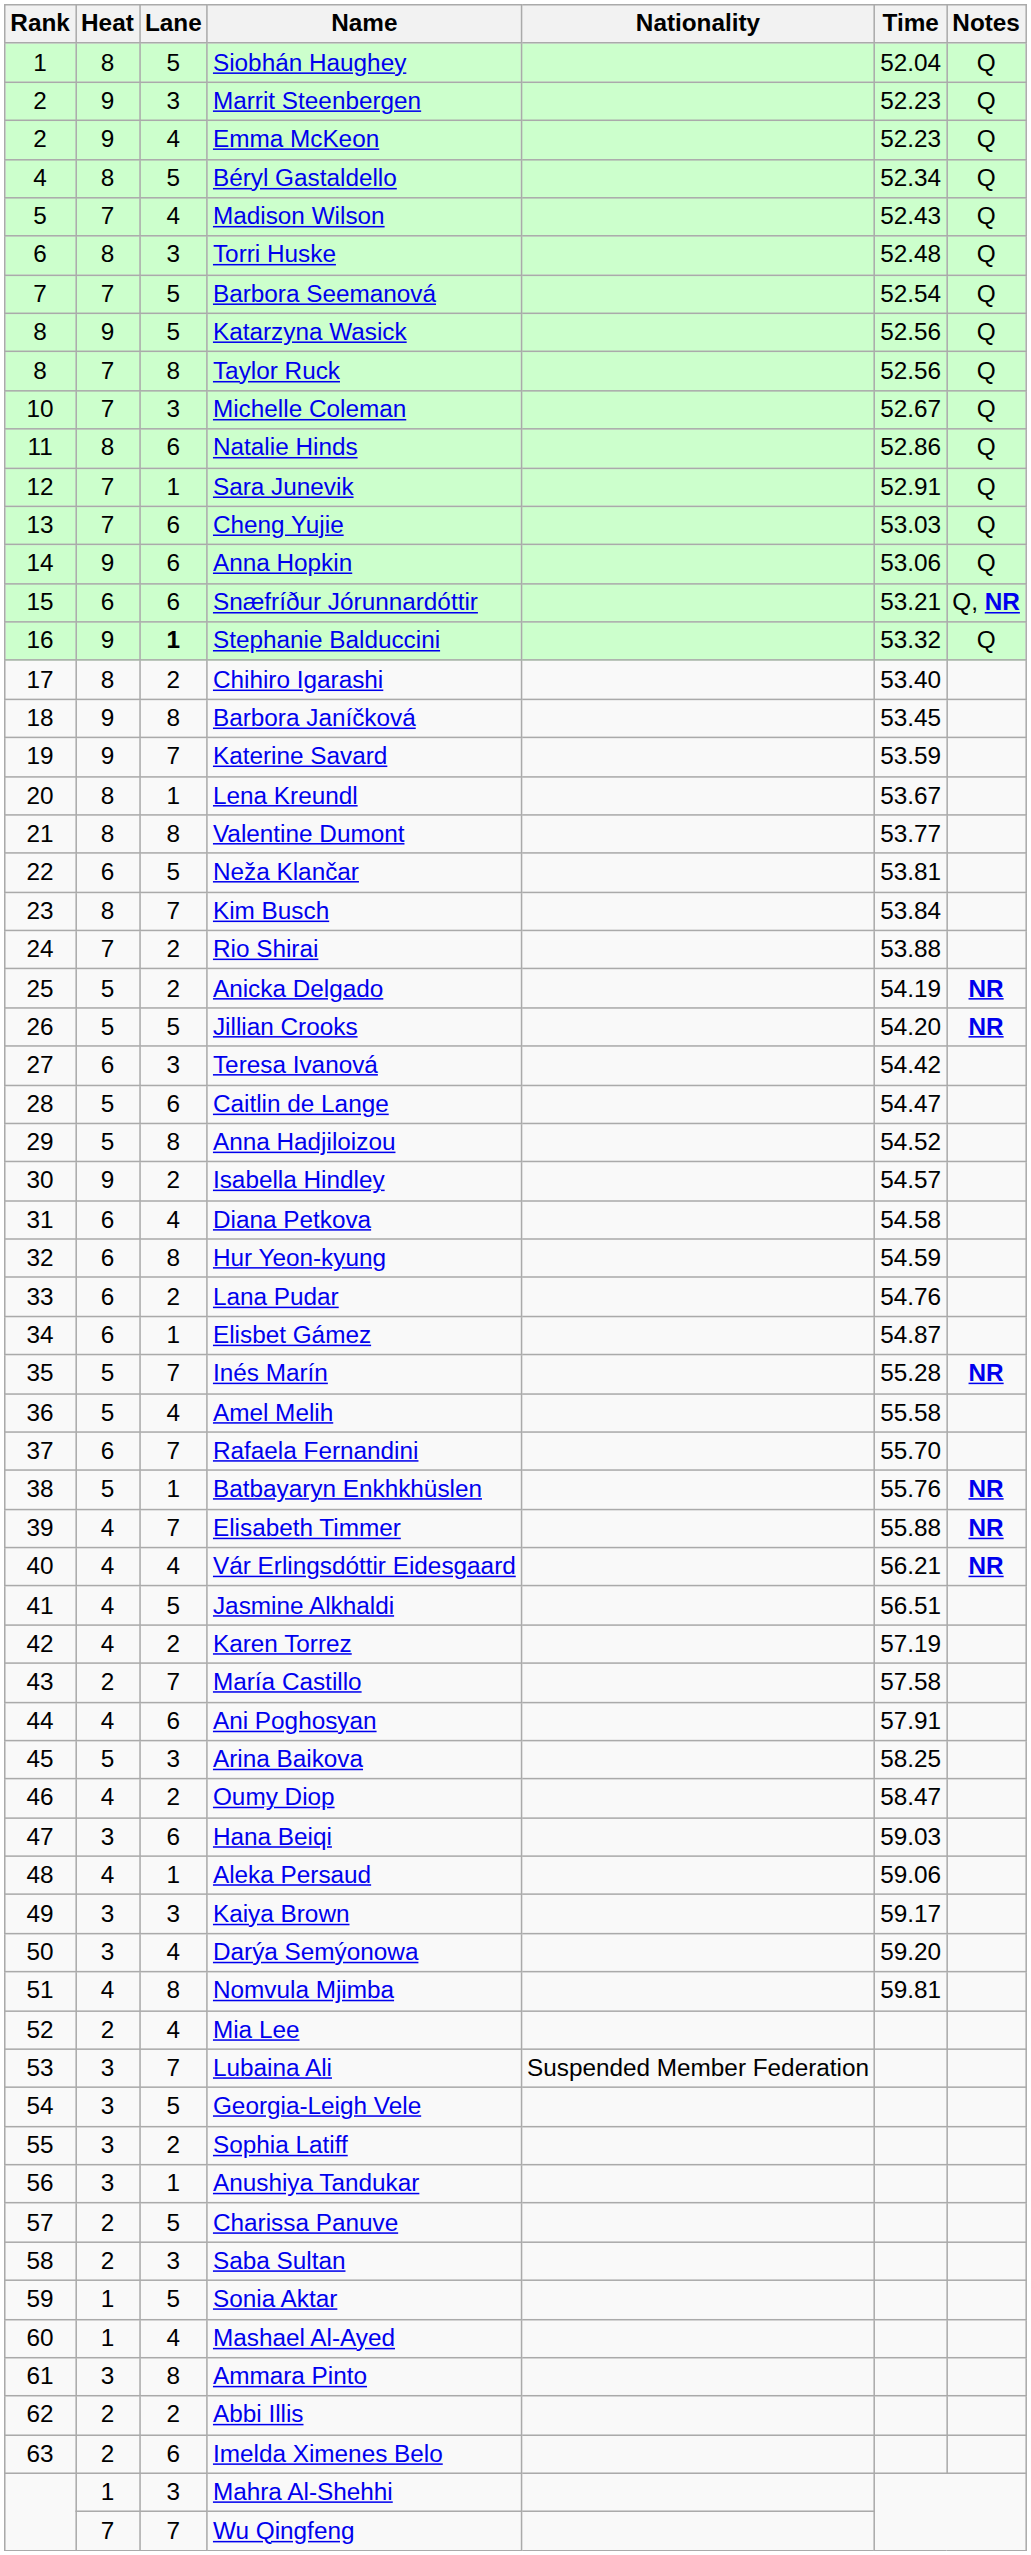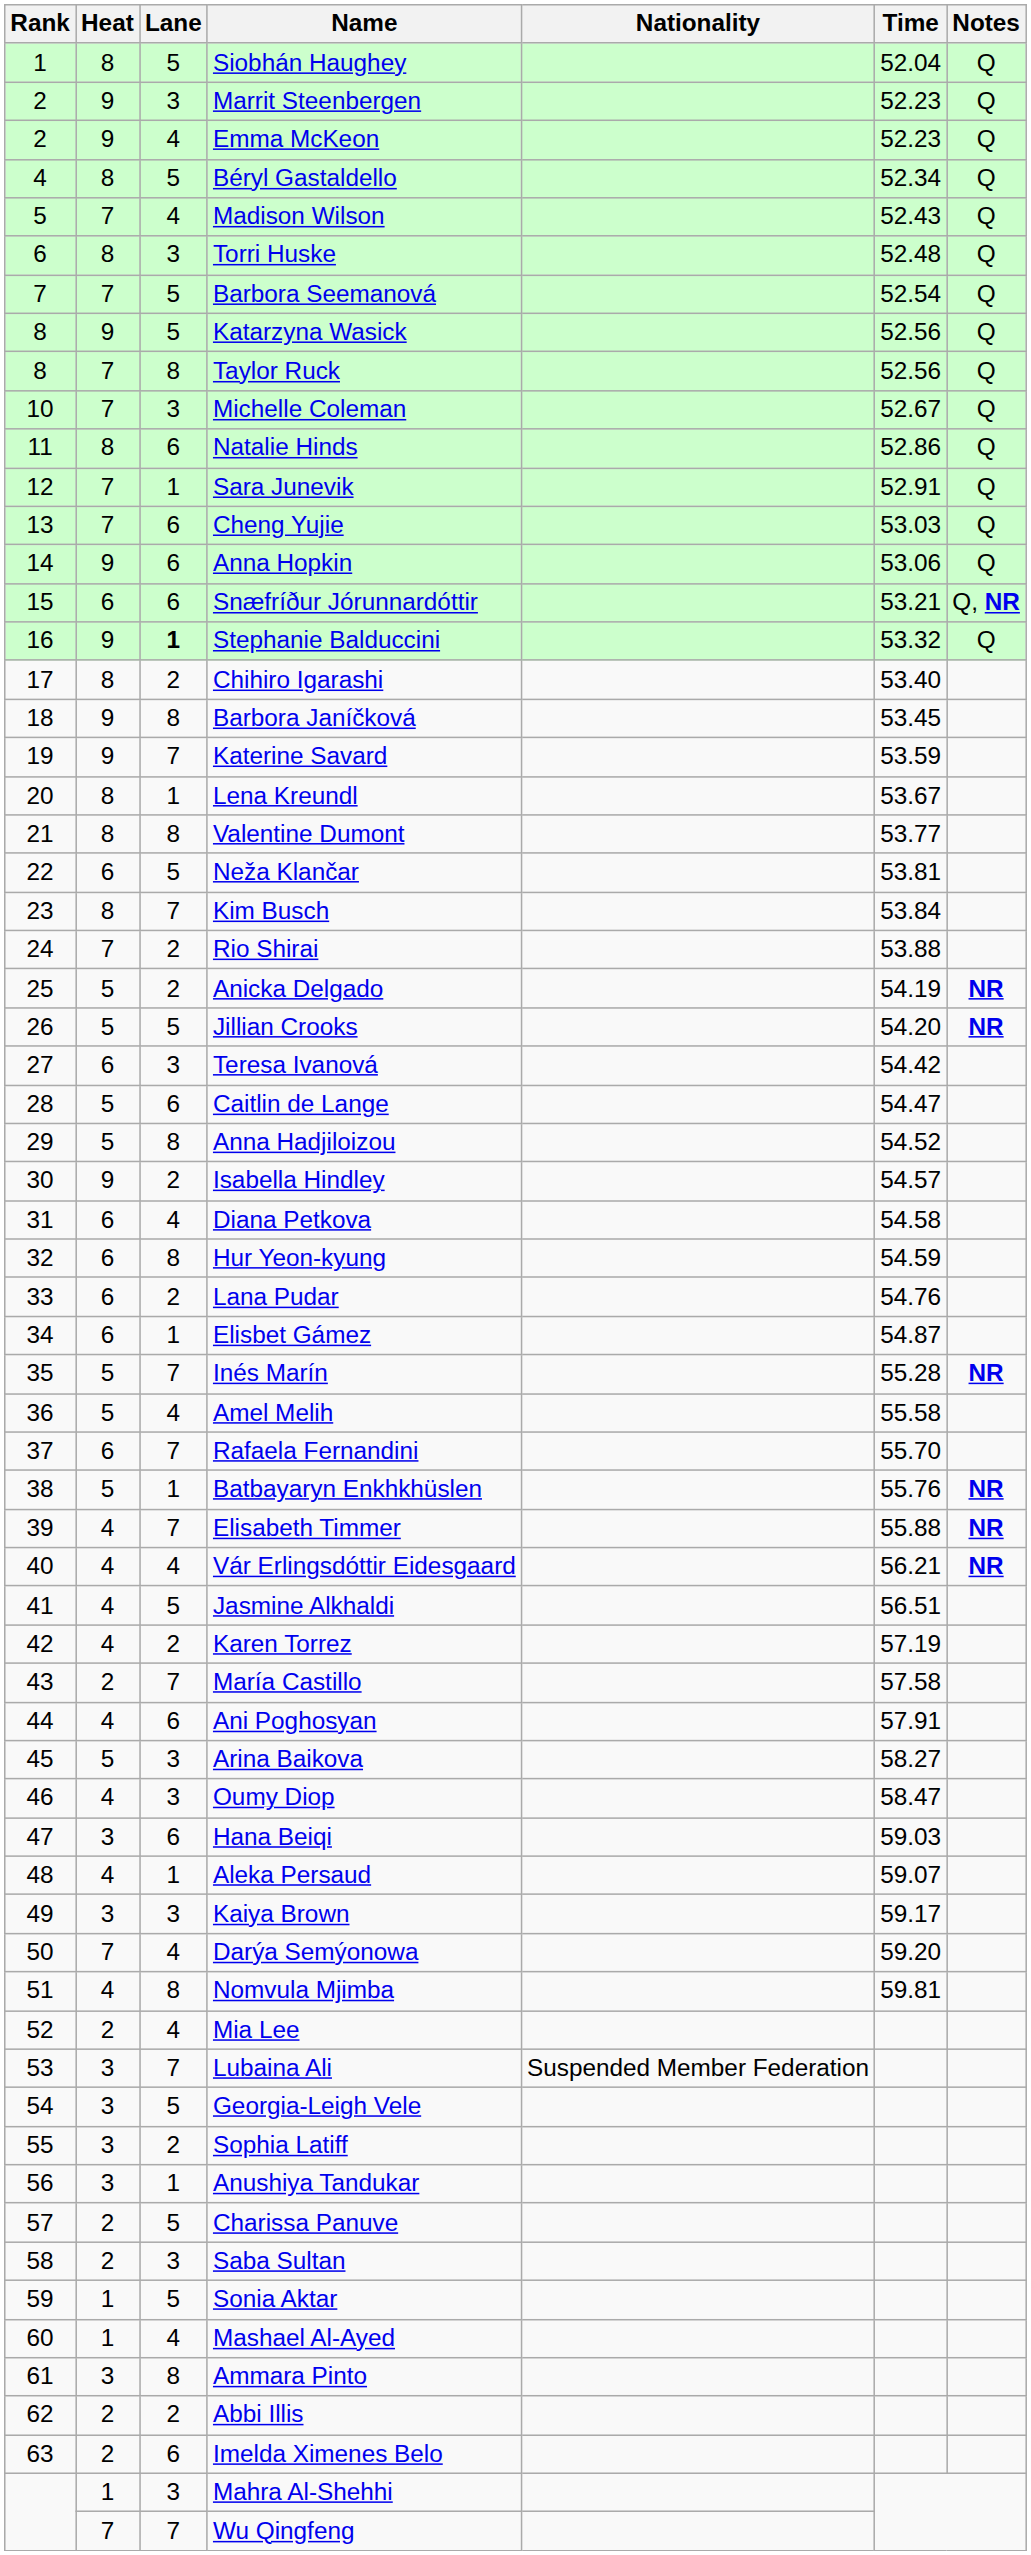(911, 1759) 58.25 -> (911, 1759) 58.27
(173, 1798) 2 -> (173, 1798) 3
(911, 1875) 59.06 -> (911, 1875) 59.07
(107, 1952) 3 -> (107, 1952) 7
